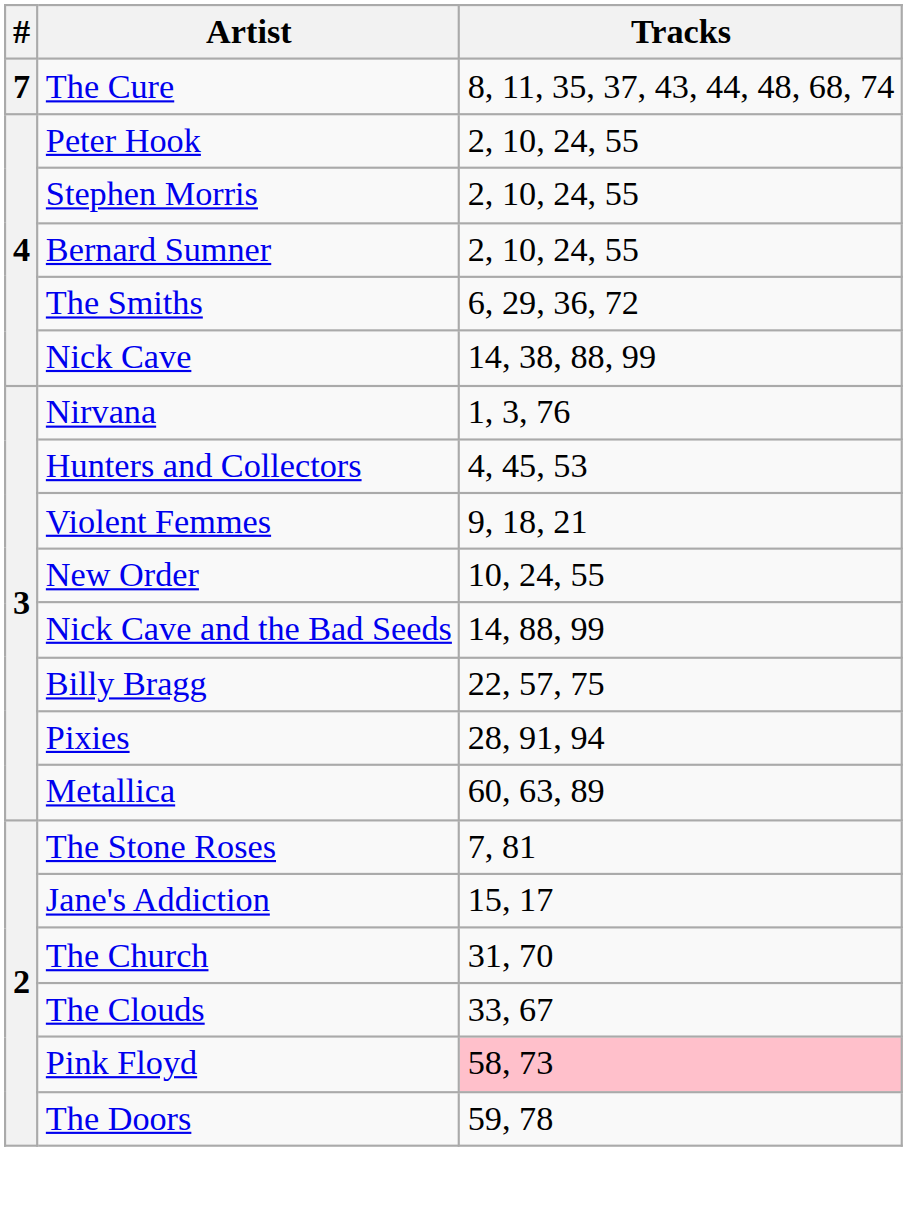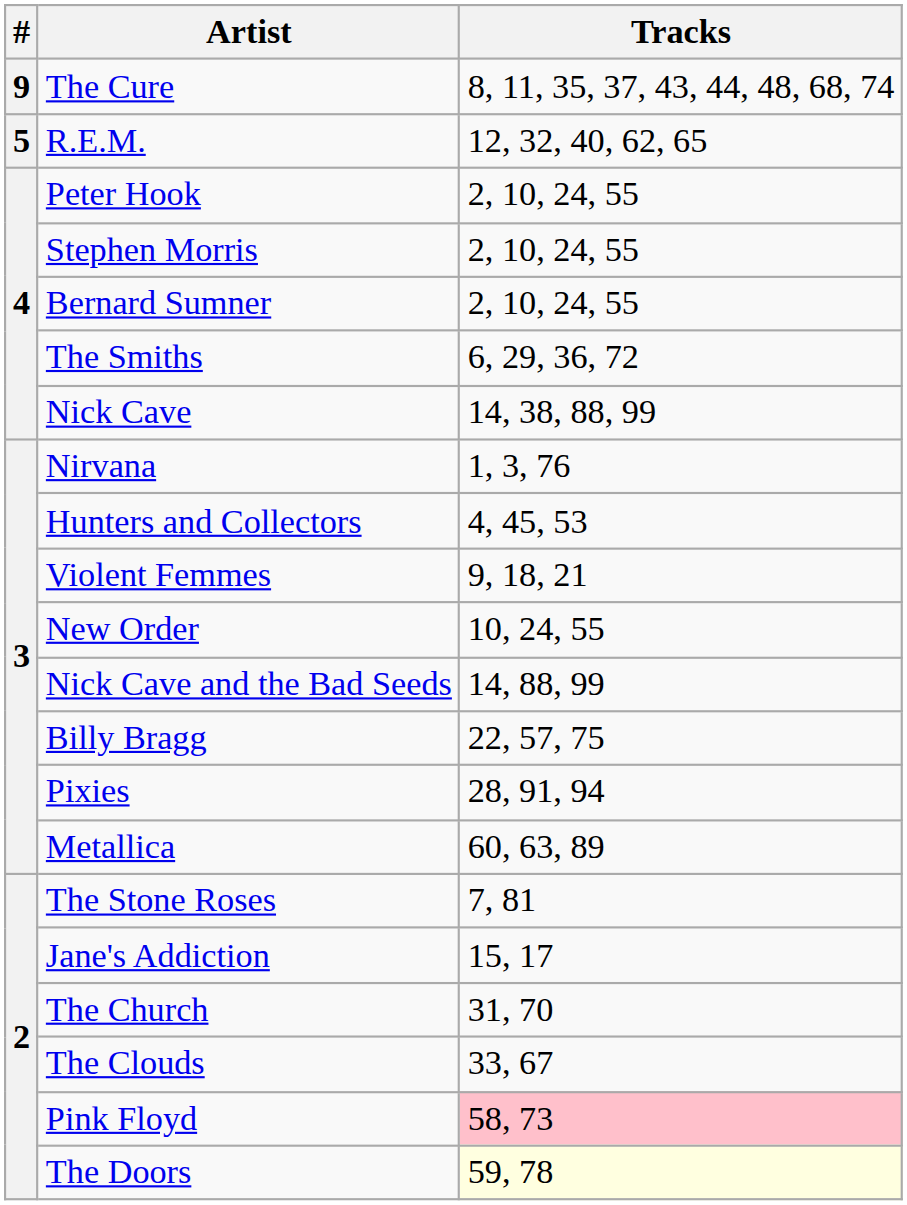(22, 85) 7 -> (22, 85) 9
+ row: (96, 140)
(510, 1117) no background -> (510, 1172) lightyellow background
